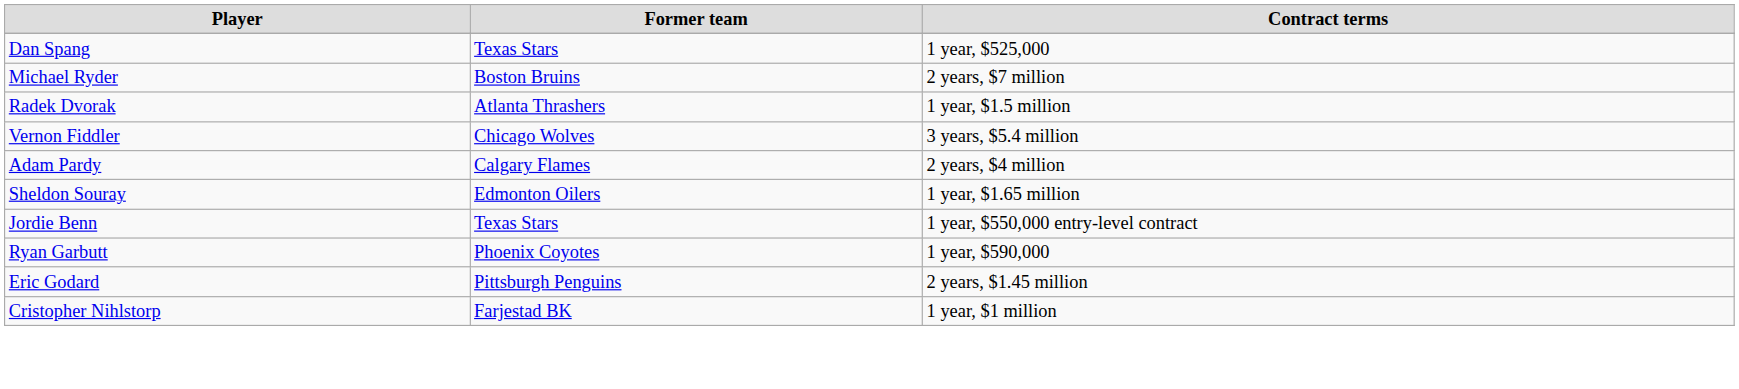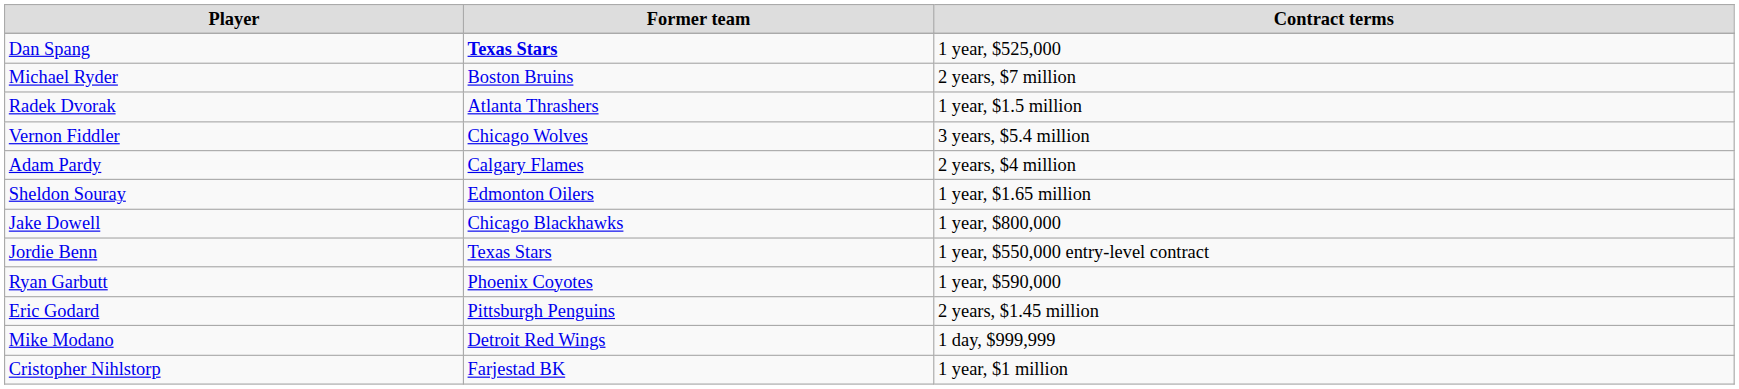(516, 48) normal -> (512, 48) bold
+ row: (55, 223)
+ row: (61, 340)
